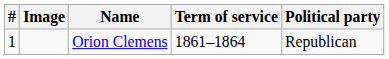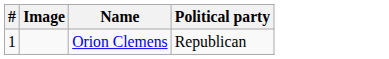- column: (226, 16)
